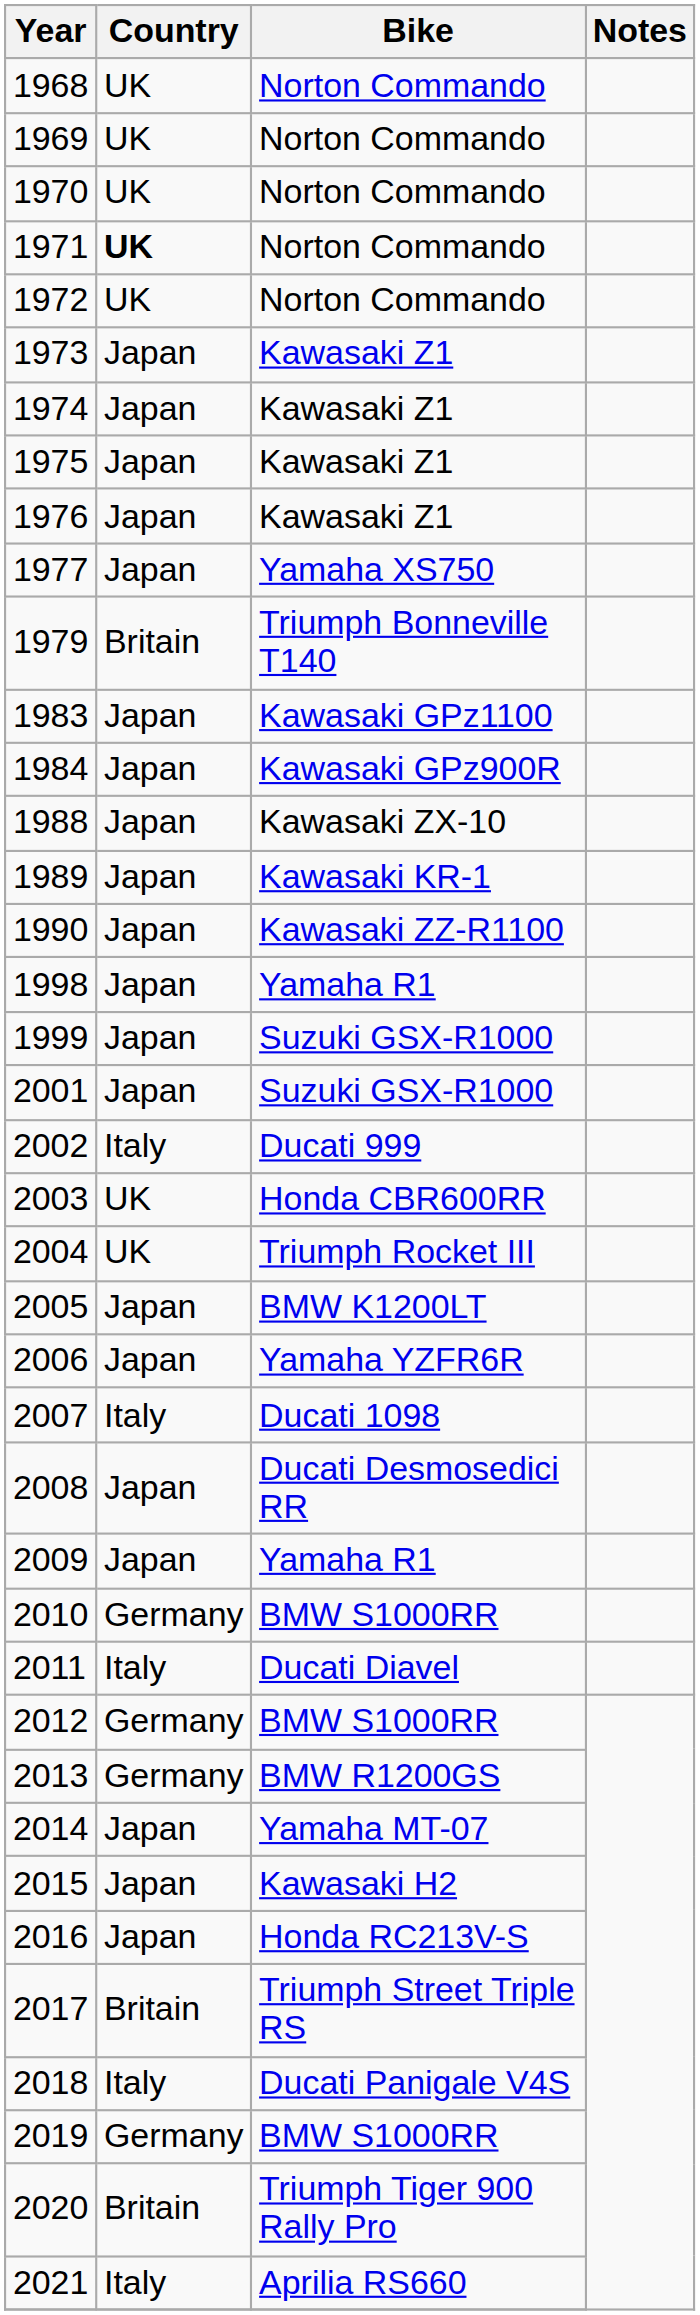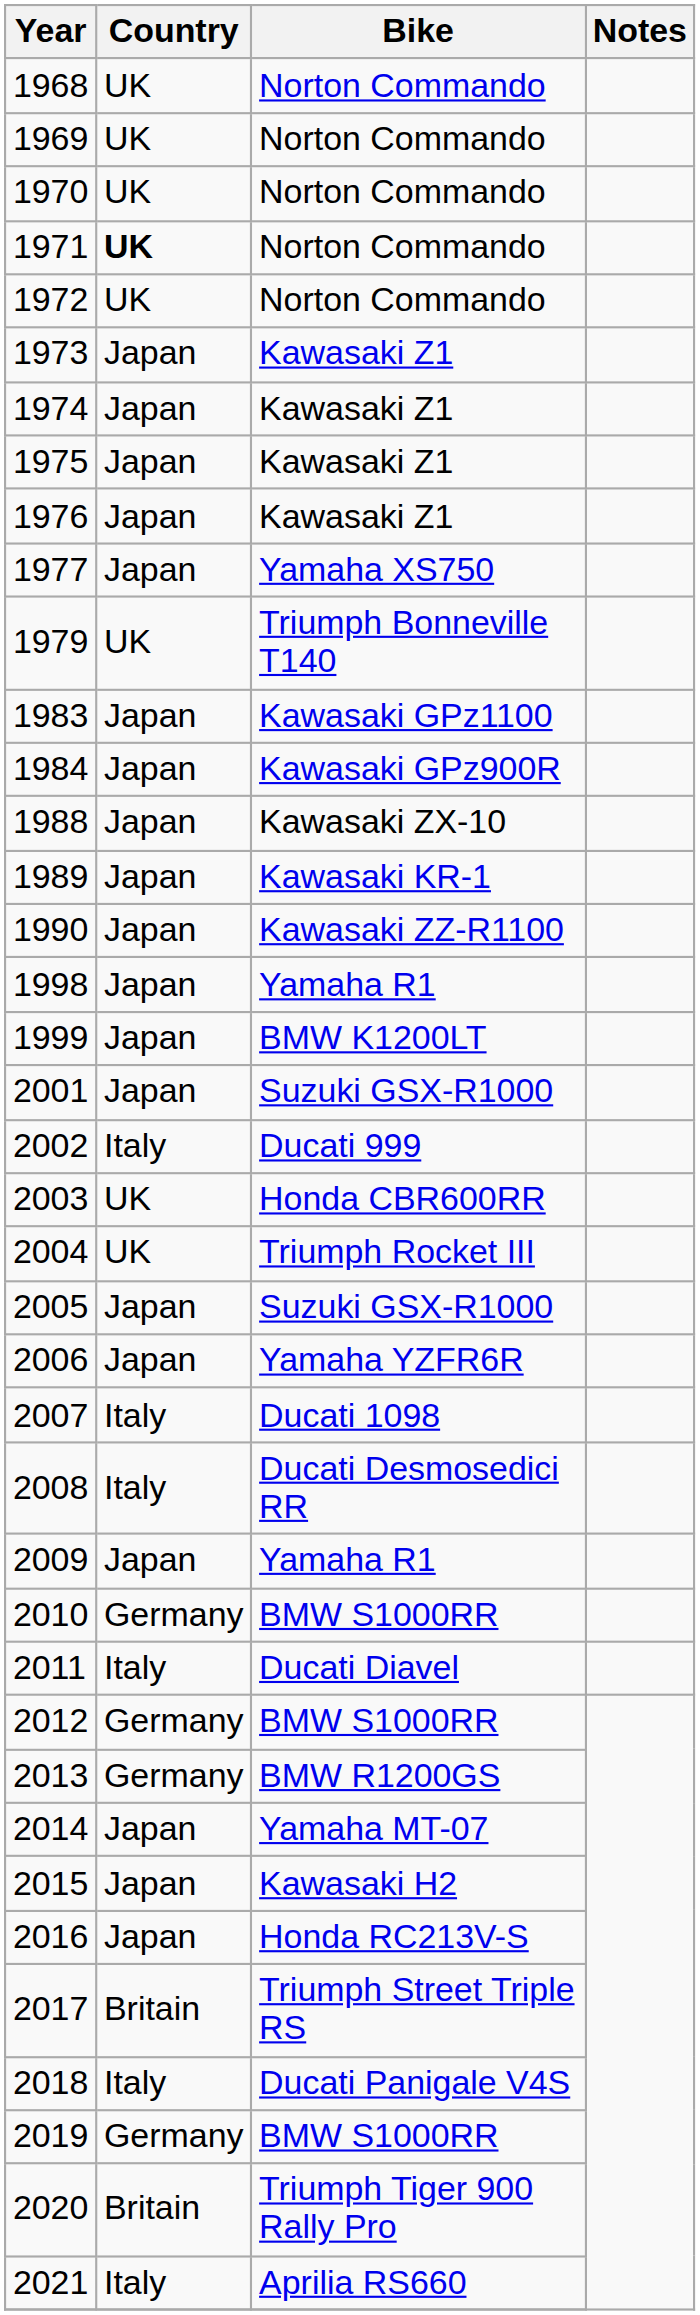(152, 642) Britain -> (128, 642) UK
(406, 1037) Suzuki GSX-R1000 -> (373, 1037) BMW K1200LT
(373, 1306) BMW K1200LT -> (406, 1306) Suzuki GSX-R1000
(150, 1487) Japan -> (135, 1487) Italy
